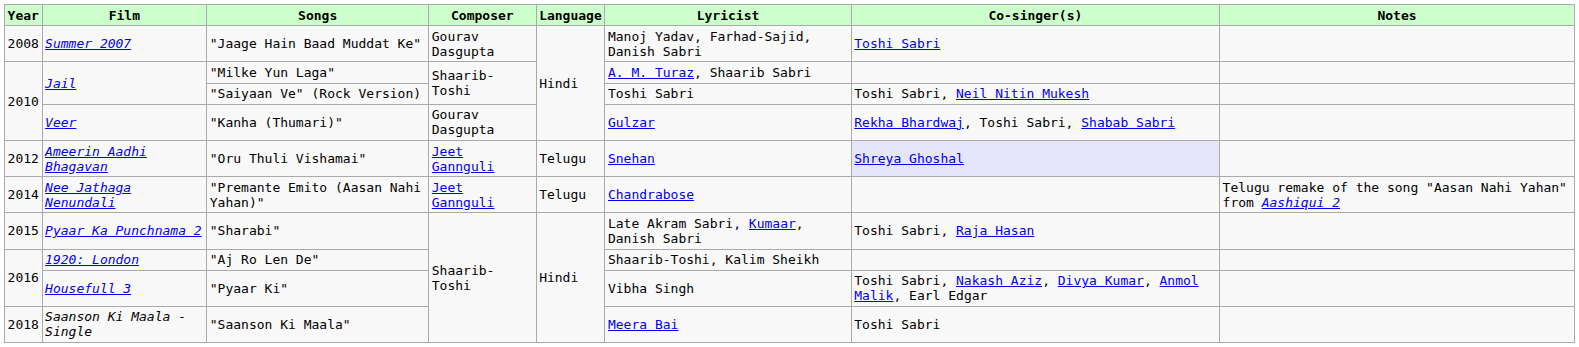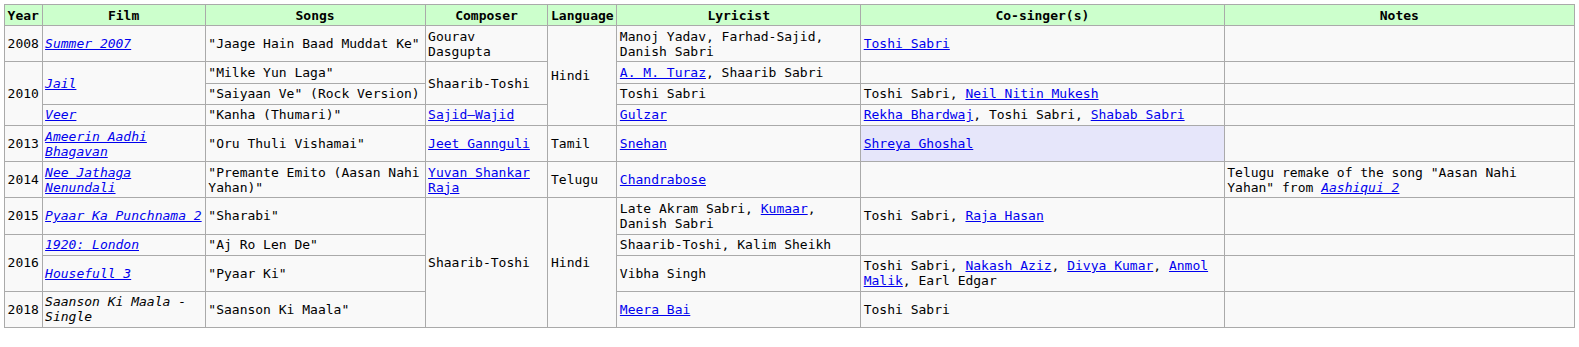(463, 122) Gourav Dasgupta -> (471, 115) Sajid–Wajid
(23, 159) 2012 -> (23, 144) 2013
(563, 159) Telugu -> (571, 144) Tamil
(463, 195) Jeet Gannguli -> (479, 180) Yuvan Shankar Raja
